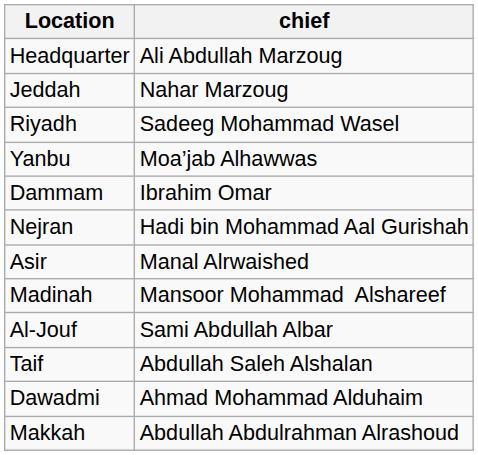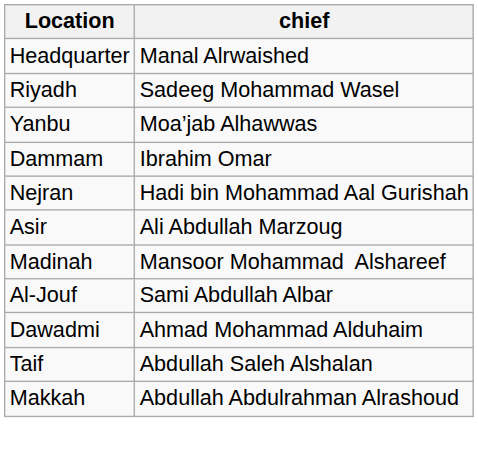(241, 55) Ali Abdullah Marzoug -> (224, 55) Manal Alrwaished
- row: (45, 90)
(224, 261) Manal Alrwaished -> (241, 227) Ali Abdullah Marzoug
rows swapped: (26, 364) <-> (55, 398)
